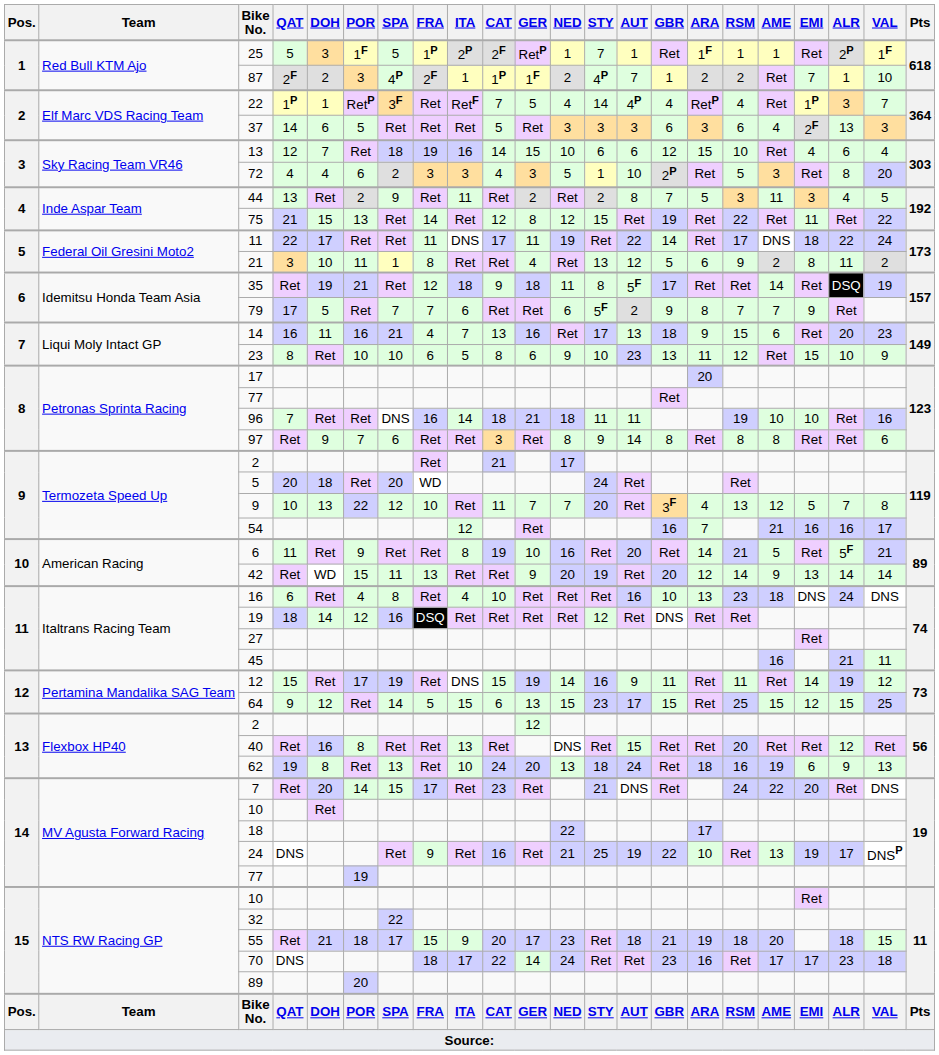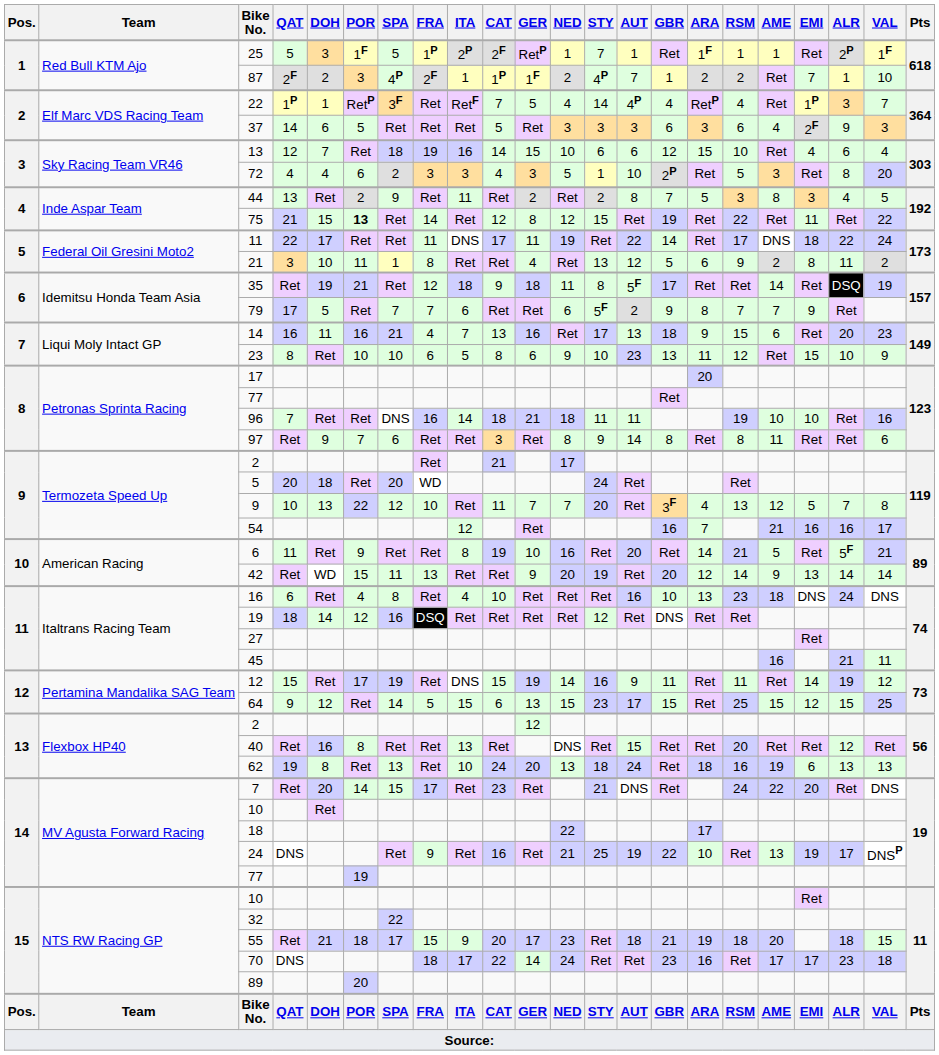(846, 127) 13 -> (846, 127) 9
(776, 198) 11 -> (776, 198) 8
(361, 219) normal -> (361, 219) bold
(776, 440) 8 -> (776, 440) 11
(846, 766) 9 -> (846, 766) 13
